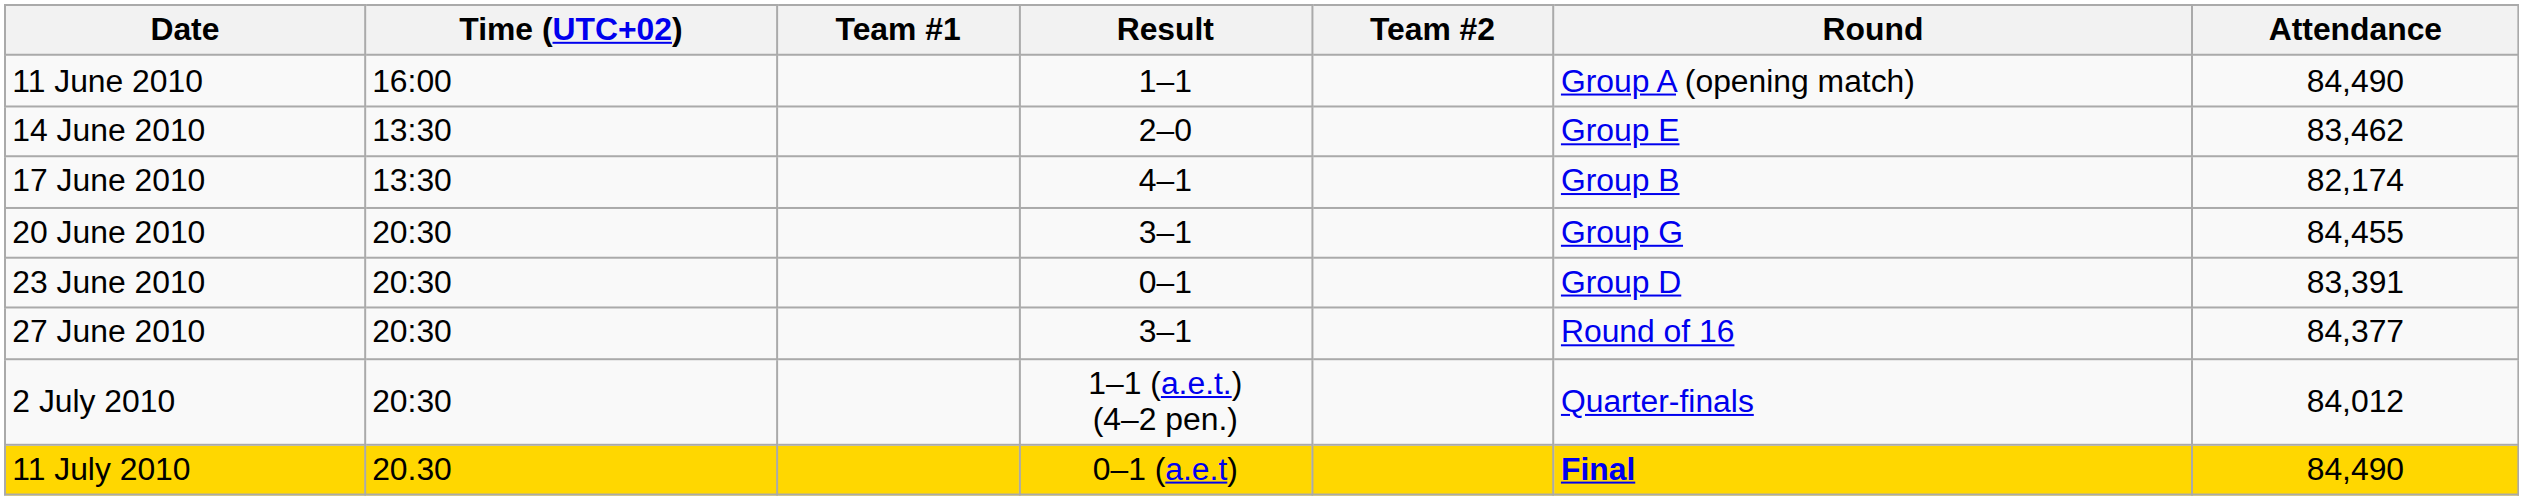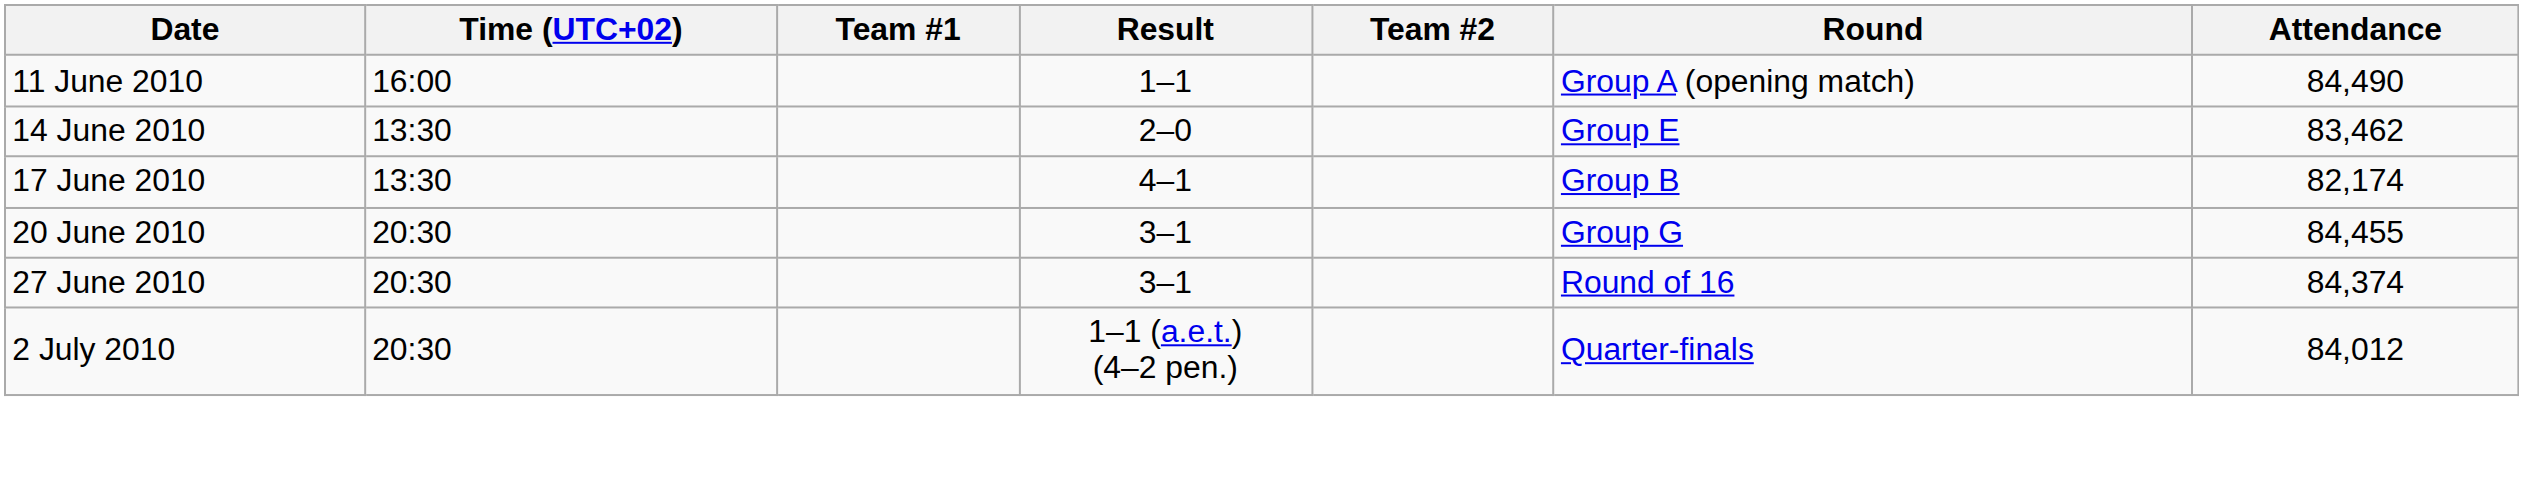- row: (109, 282)
(2355, 332) 84,377 -> (2355, 282) 84,374
- row: (101, 469)
